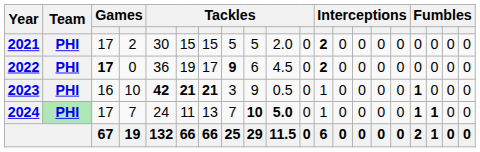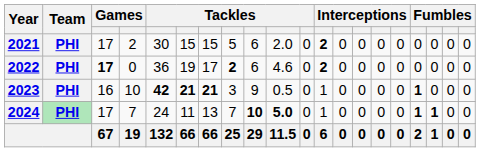(255, 44) 5 -> (255, 44) 6
(232, 67) 9 -> (232, 67) 2
(283, 67) 4.5 -> (283, 67) 4.6
